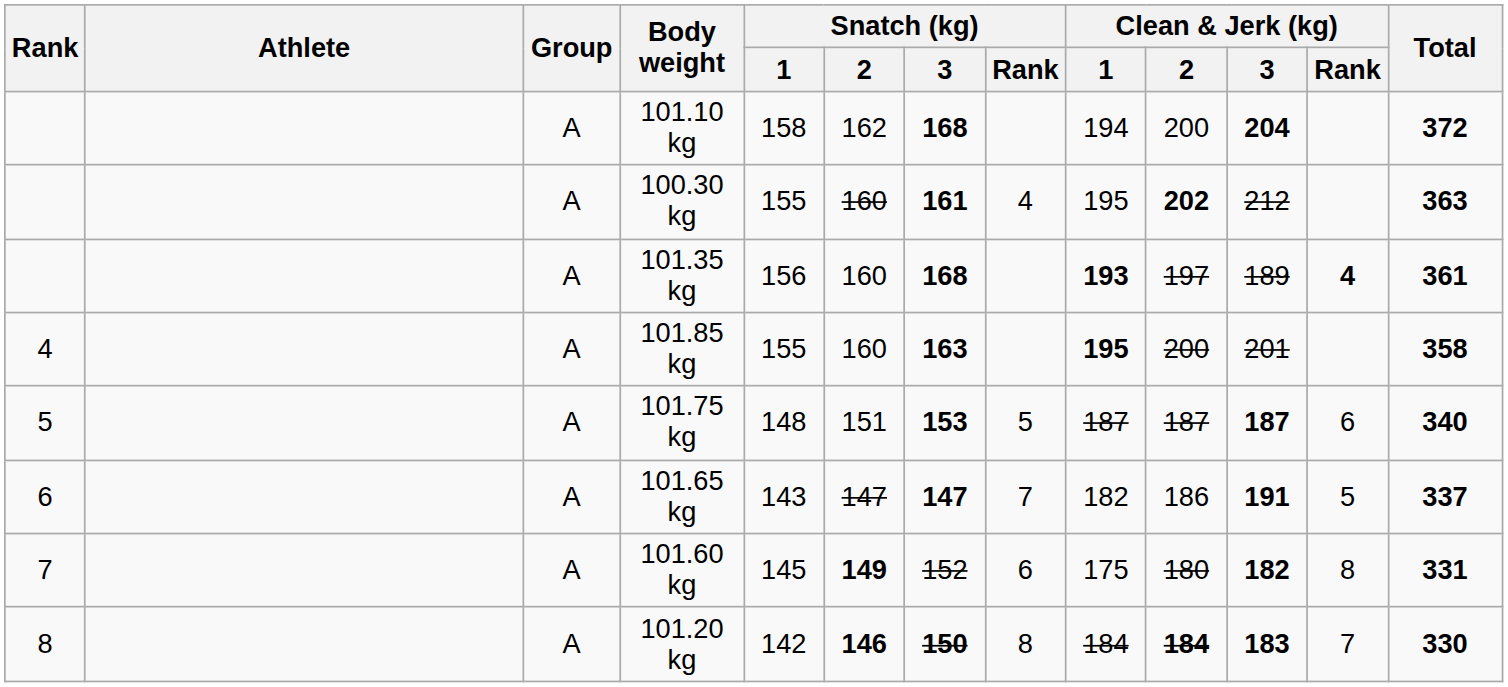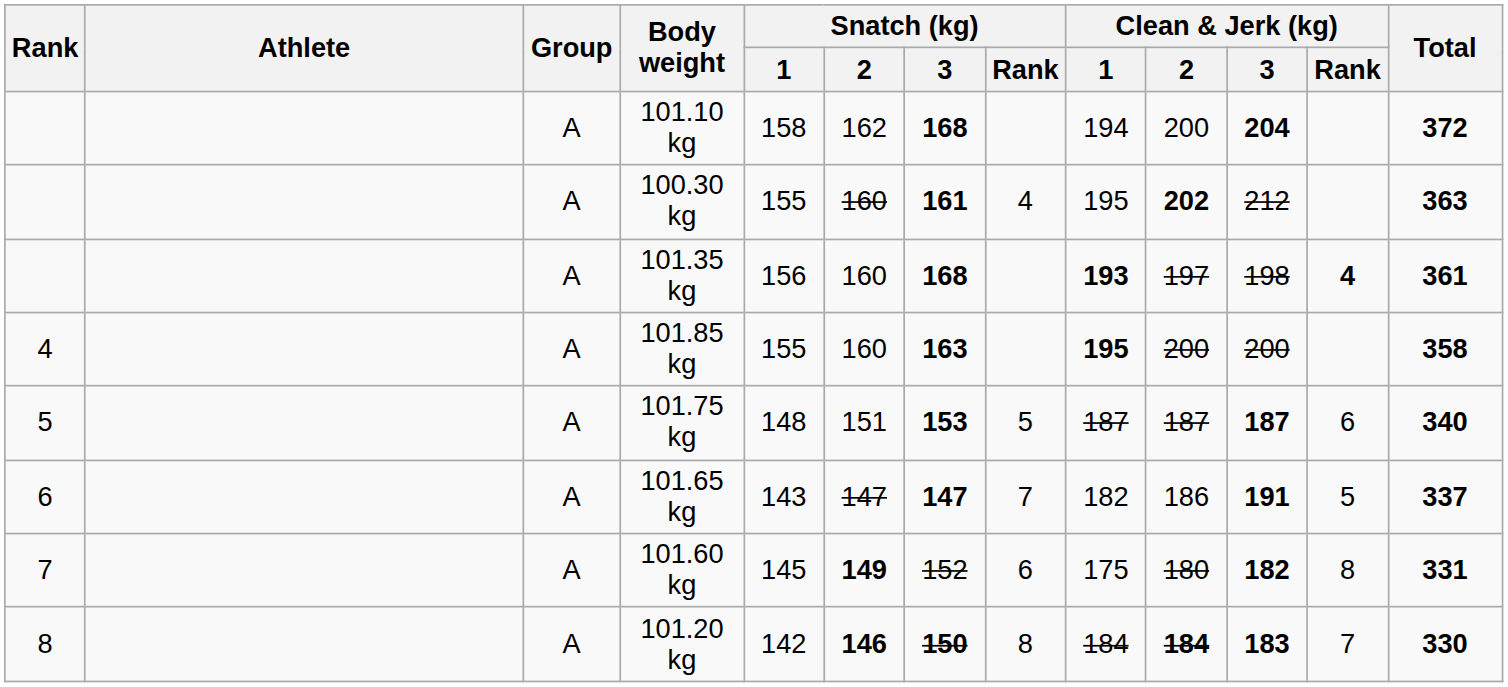(1267, 275) 189 -> (1267, 275) 198
(1267, 348) 201 -> (1267, 348) 200
